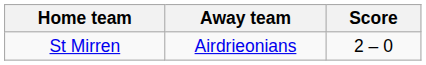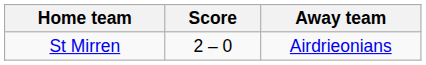columns swapped: (373, 18) <-> (246, 18)
